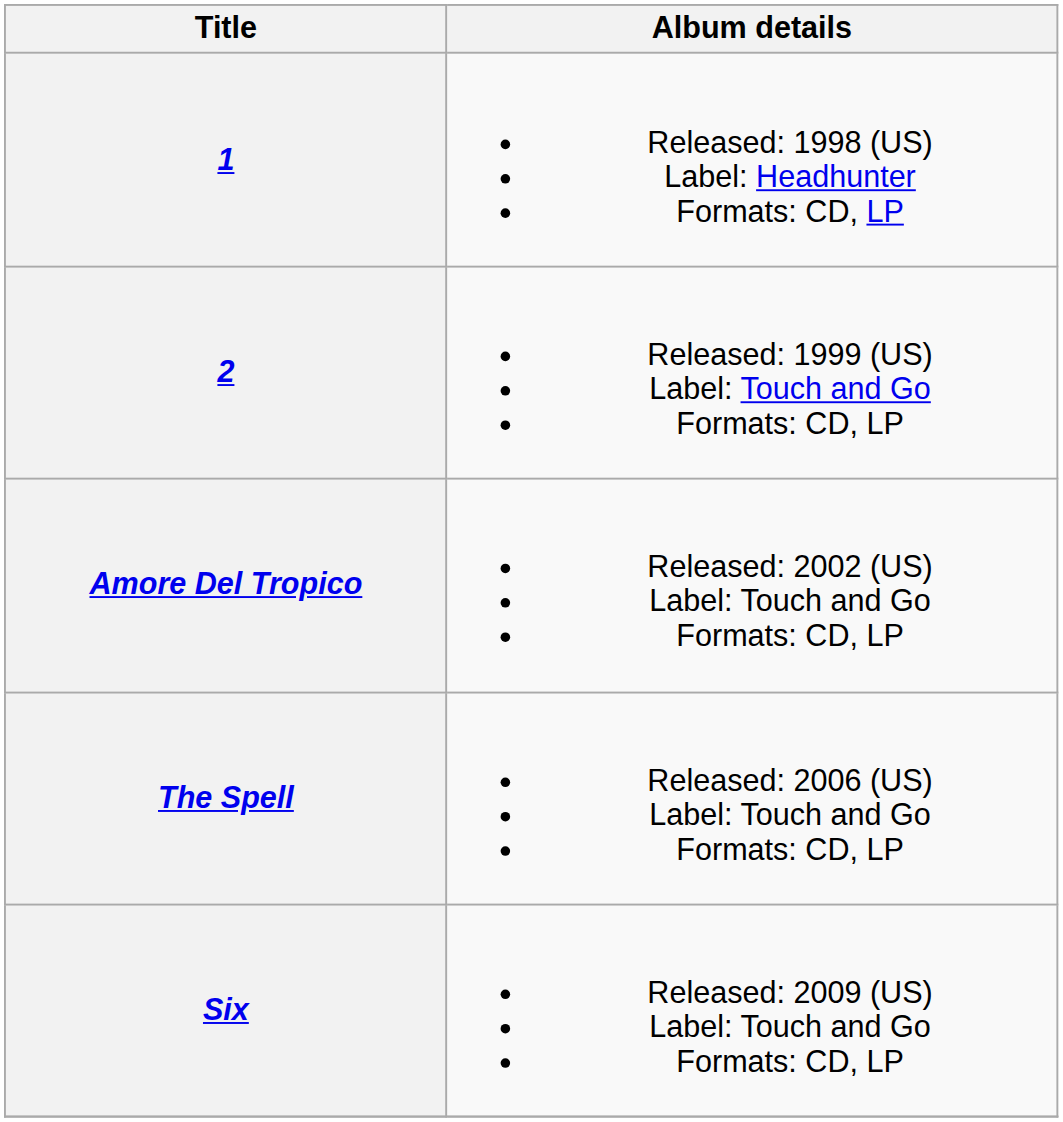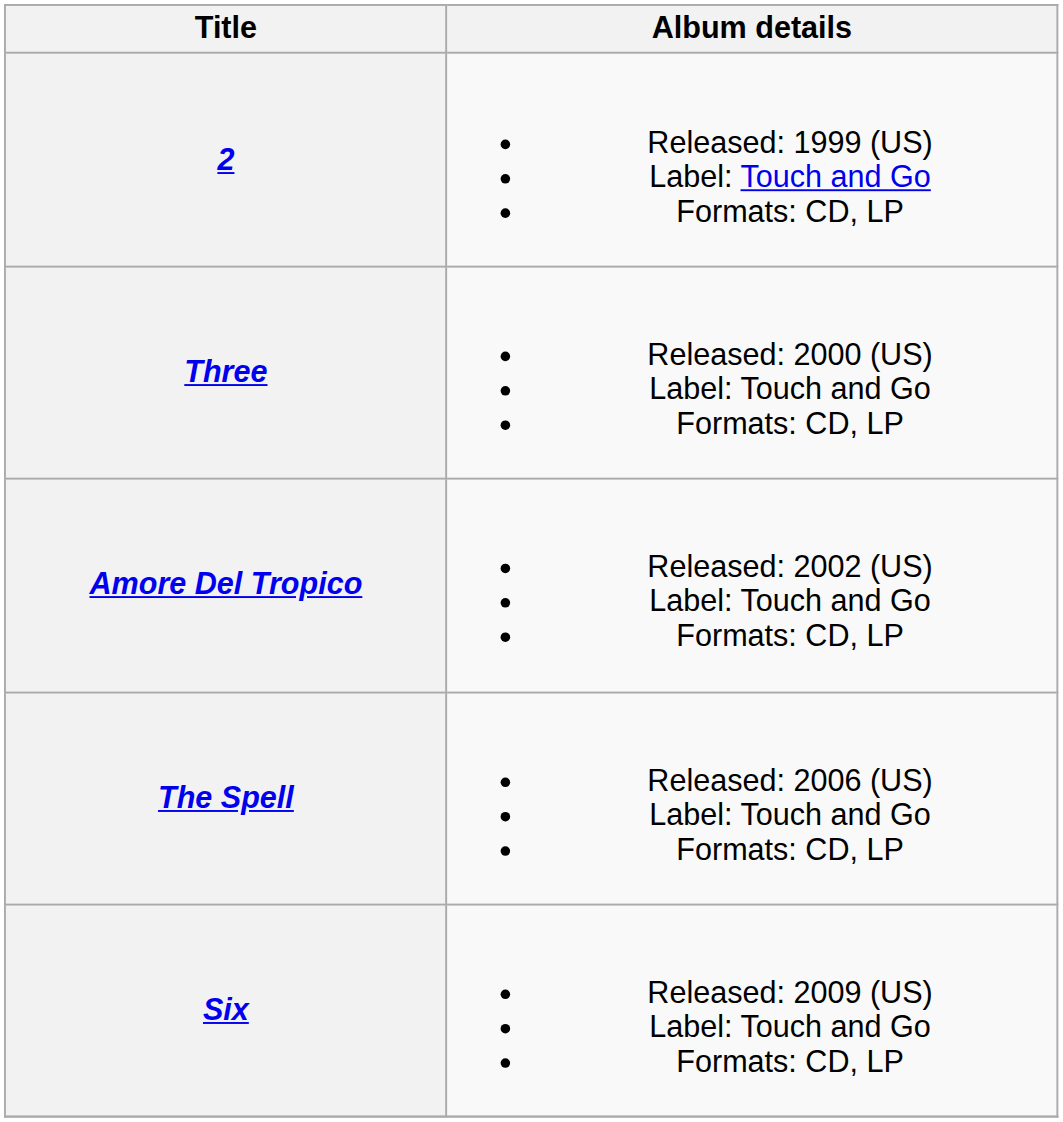- row: (226, 159)
+ row: (226, 372)
